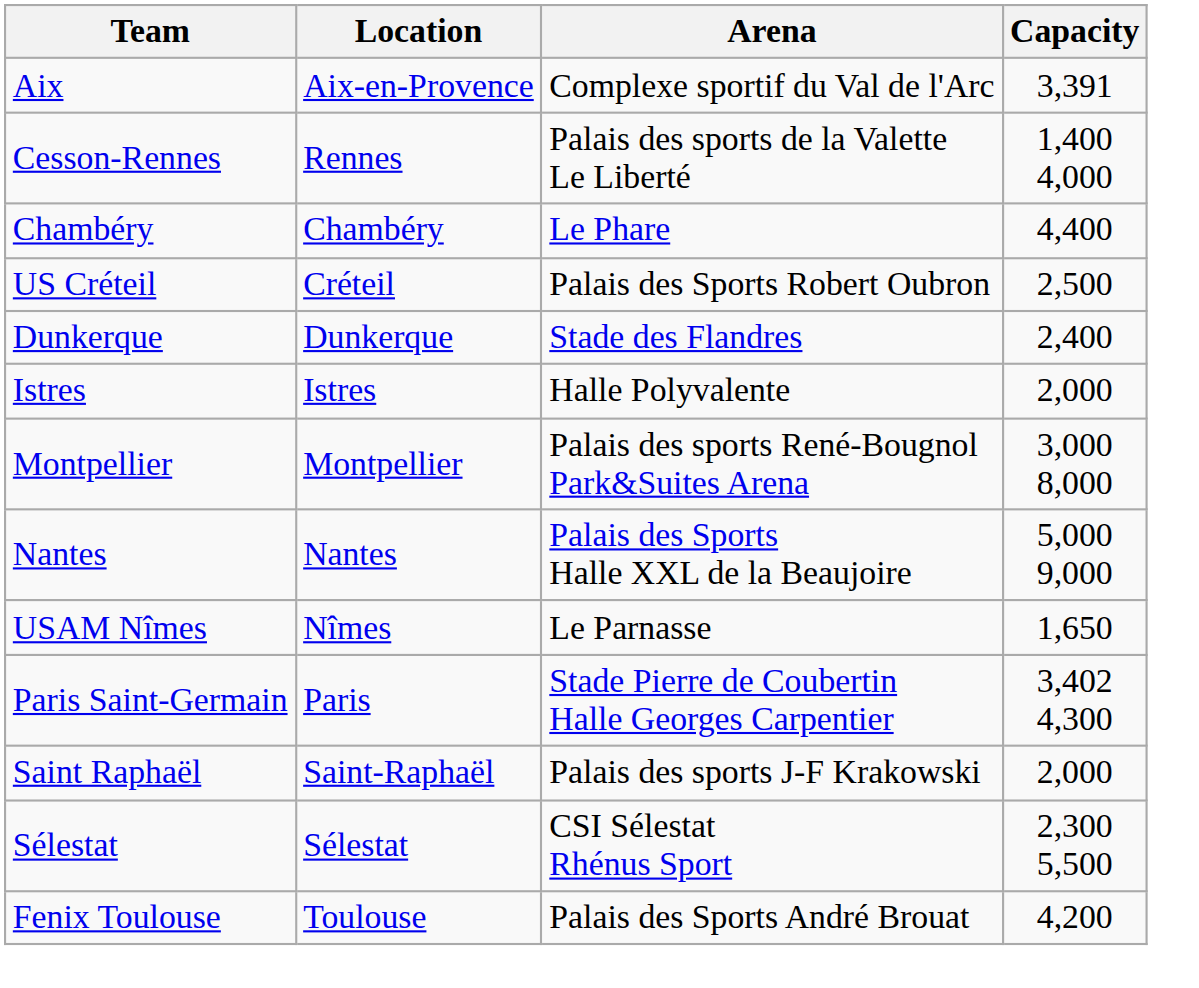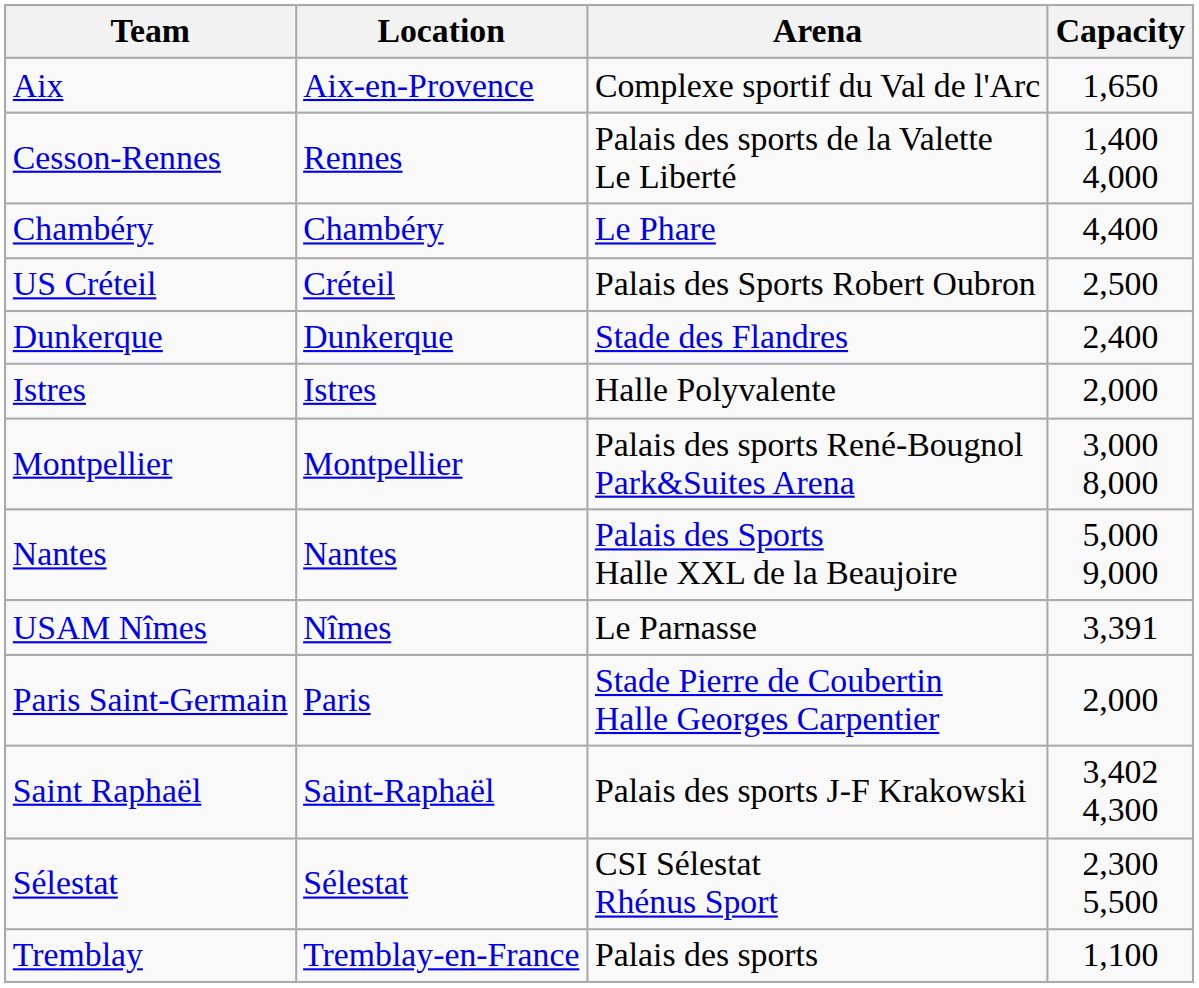(1075, 84) 3,391 -> (1120, 84) 1,650
(1075, 627) 1,650 -> (1120, 627) 3,391
(1075, 699) 3,402 4,300 -> (1120, 699) 2,000
(1075, 772) 2,000 -> (1120, 791) 3,402 4,300
- row: (117, 917)
+ row: (78, 955)
